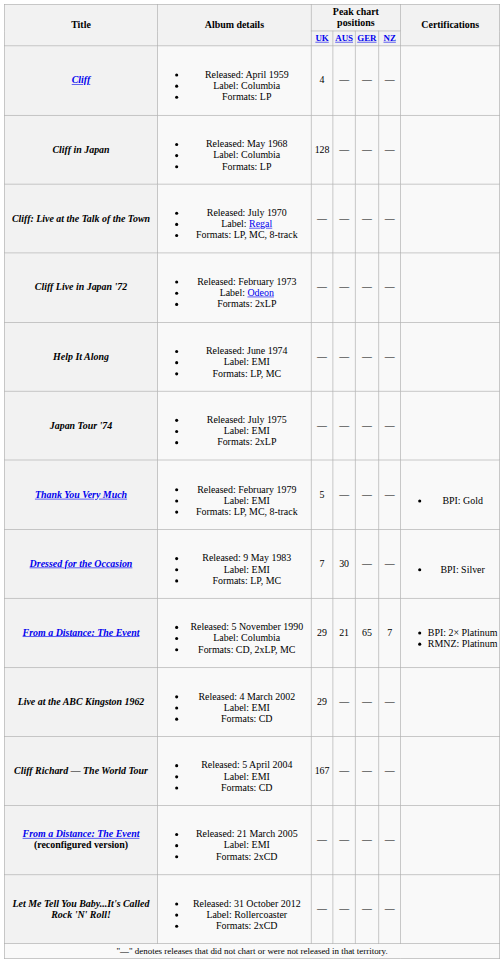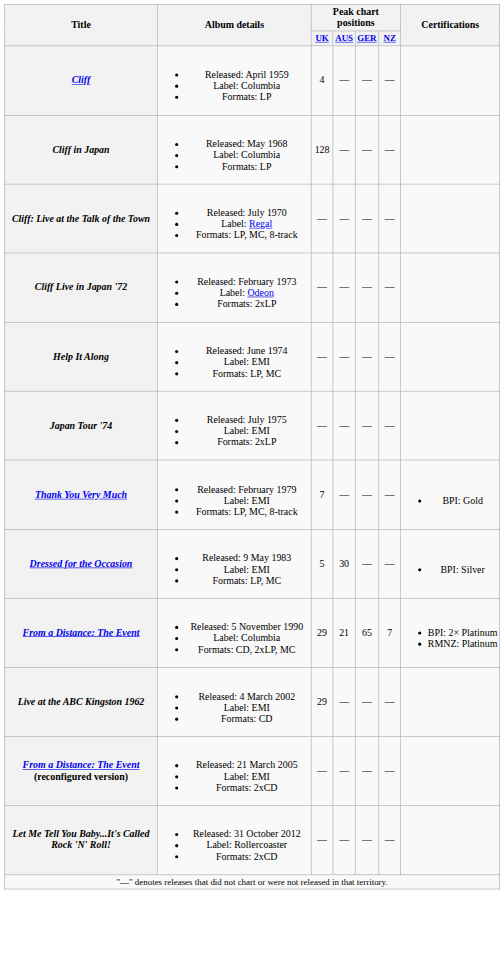(322, 494) 5 -> (322, 494) 7
(322, 564) 7 -> (322, 564) 5
- row: (81, 771)
